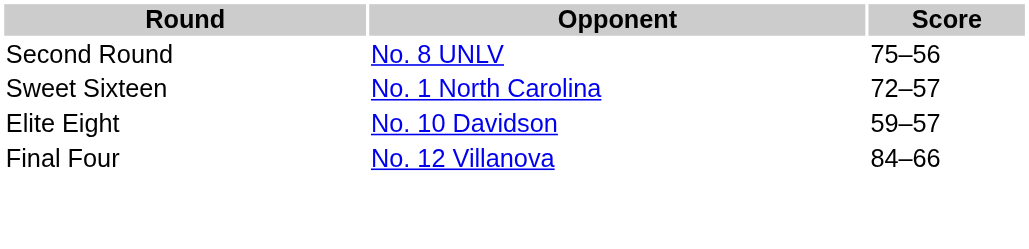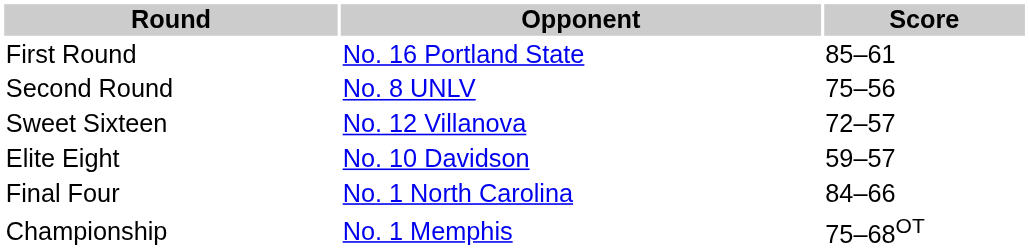+ row: (71, 54)
(486, 89) No. 1 North Carolina -> (434, 123) No. 12 Villanova
(463, 158) No. 12 Villanova -> (458, 193) No. 1 North Carolina
+ row: (87, 231)
